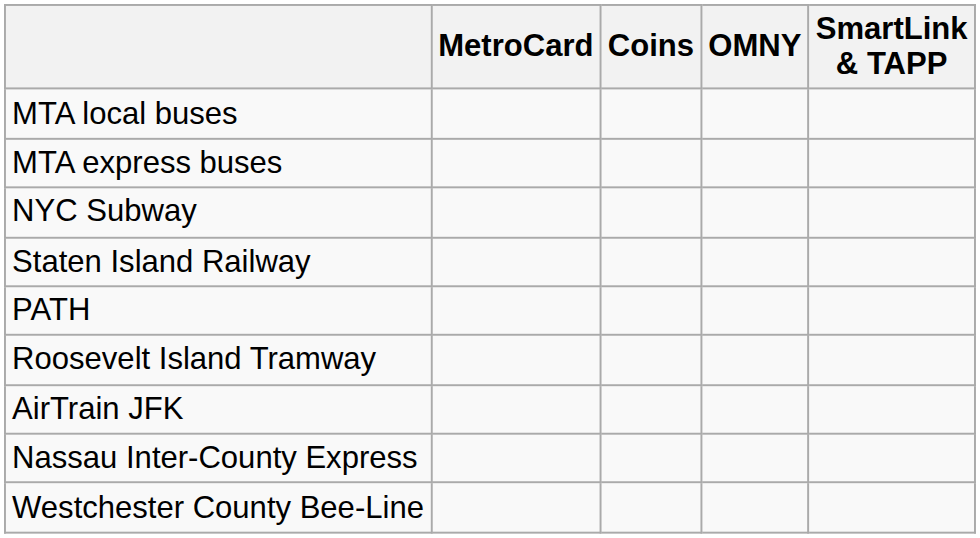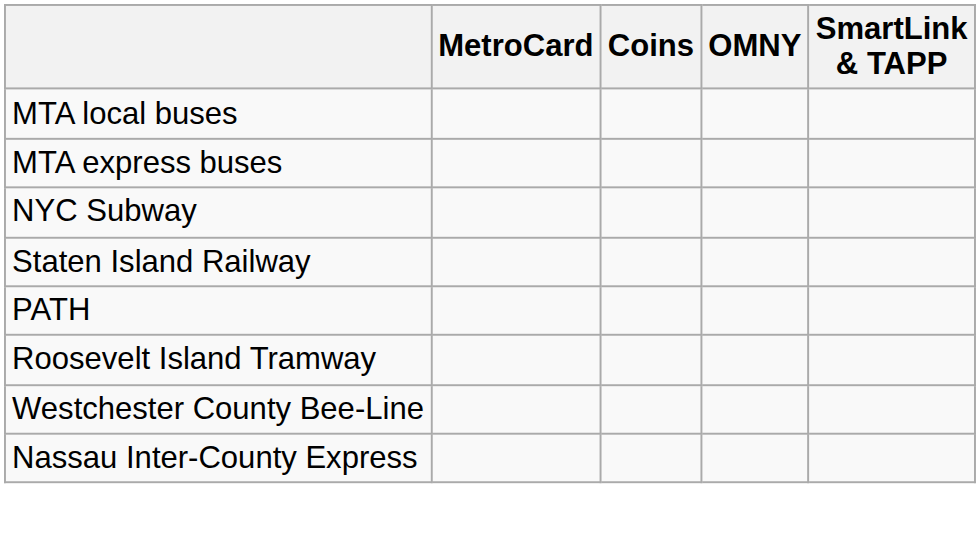- row: (98, 408)
rows swapped: (215, 457) <-> (218, 507)
